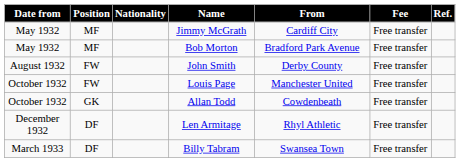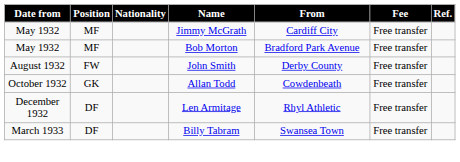- row: (211, 83)
